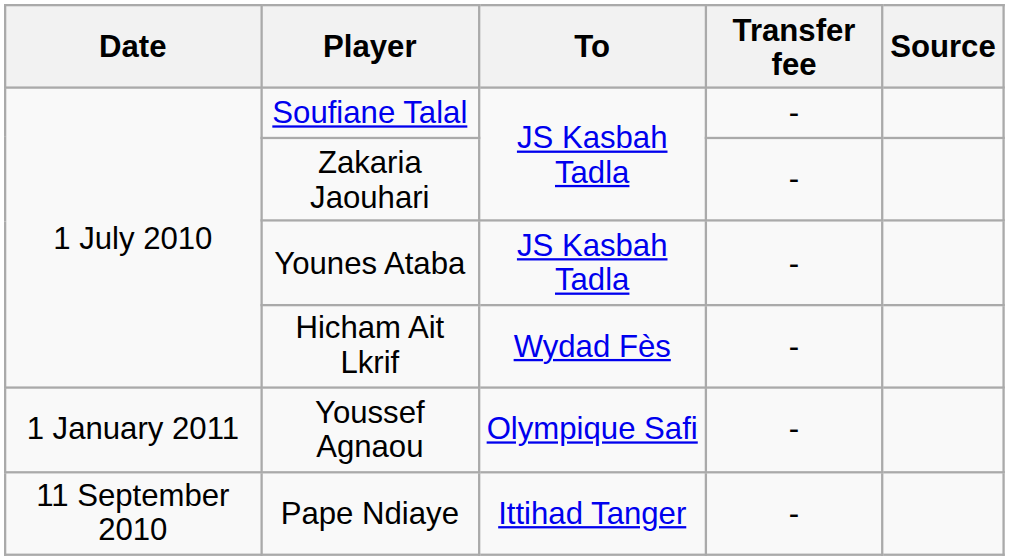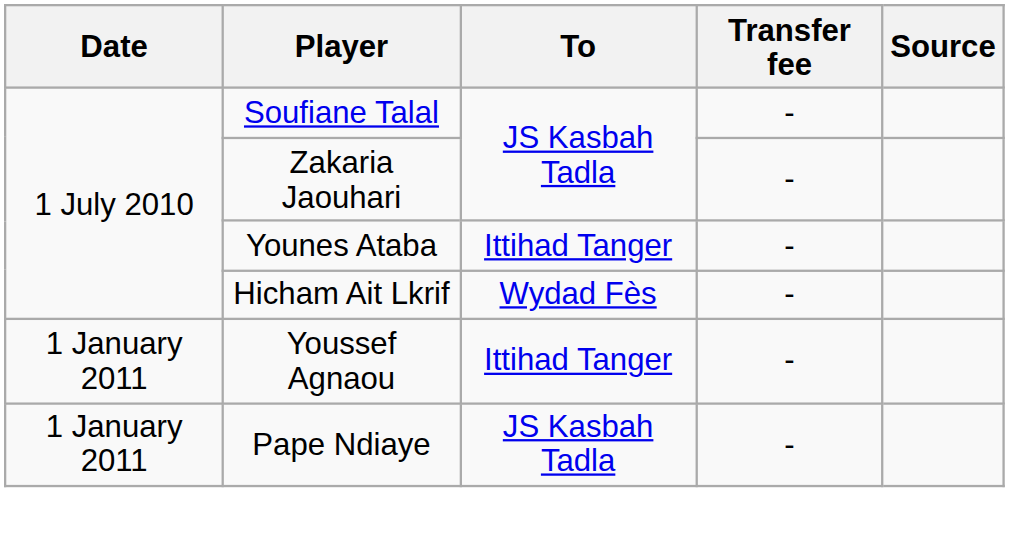(592, 262) JS Kasbah Tadla -> (578, 245) Ittihad Tanger
(592, 429) Olympique Safi -> (578, 361) Ittihad Tanger
(133, 513) 11 September 2010 -> (114, 444) 1 January 2011
(592, 513) Ittihad Tanger -> (578, 444) JS Kasbah Tadla
